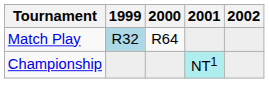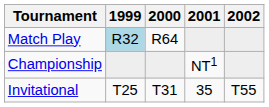(204, 64) paleturquoise background -> (204, 64) no background
+ row: (43, 90)
